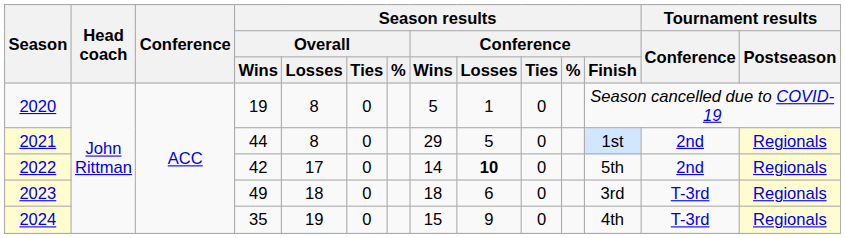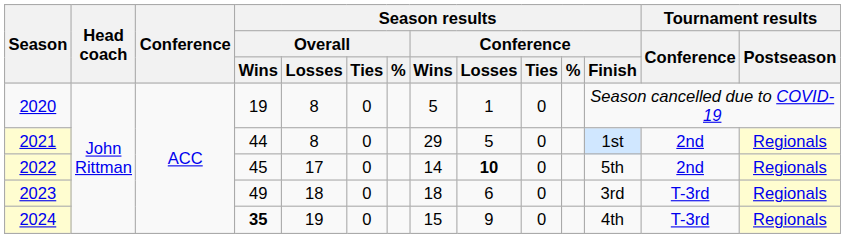(258, 168) 42 -> (258, 168) 45
(258, 220) normal -> (258, 220) bold
